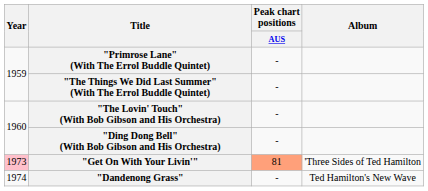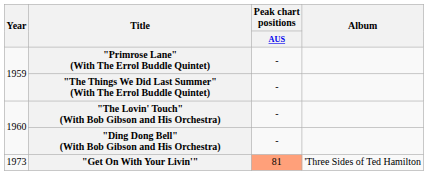(17, 162) pink background -> (17, 162) no background
- row: (140, 178)
